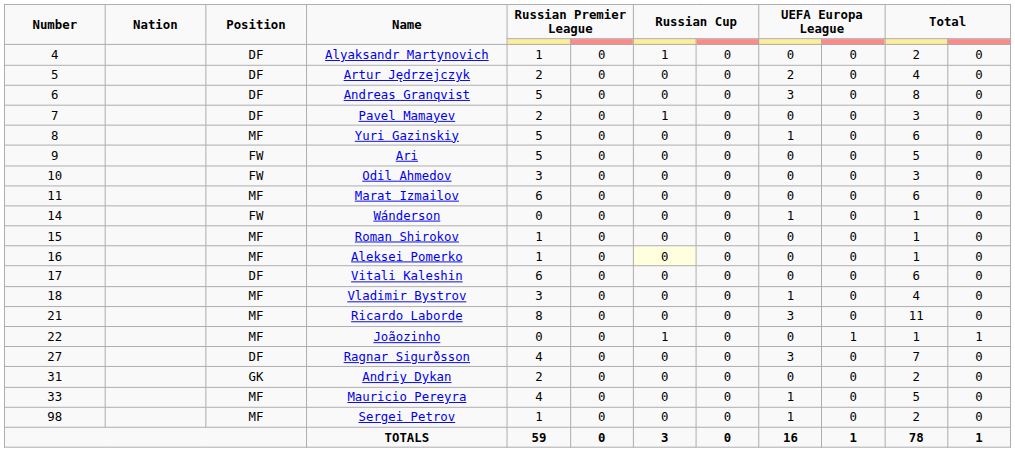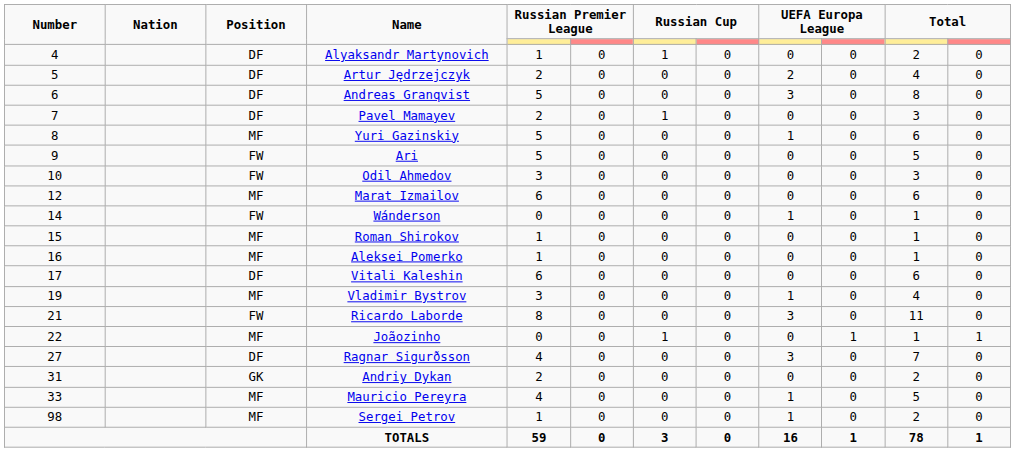(55, 196) 11 -> (55, 196) 12
(665, 256) lightyellow background -> (665, 256) no background
(55, 296) 18 -> (55, 296) 19
(256, 316) MF -> (256, 316) FW
